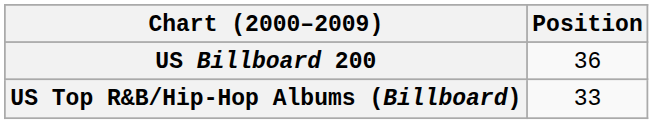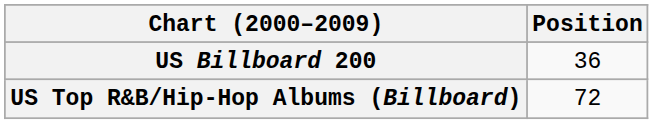(588, 99) 33 -> (588, 99) 72
